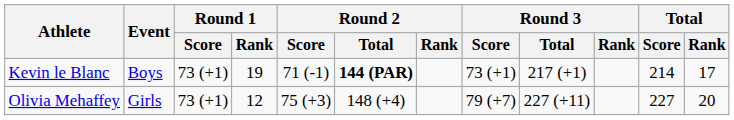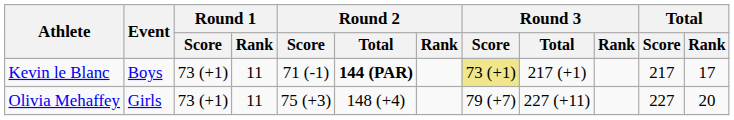(254, 72) 19 -> (254, 72) 11
(491, 72) no background -> (491, 72) khaki background
(662, 72) 214 -> (662, 72) 217
(254, 100) 12 -> (254, 100) 11
